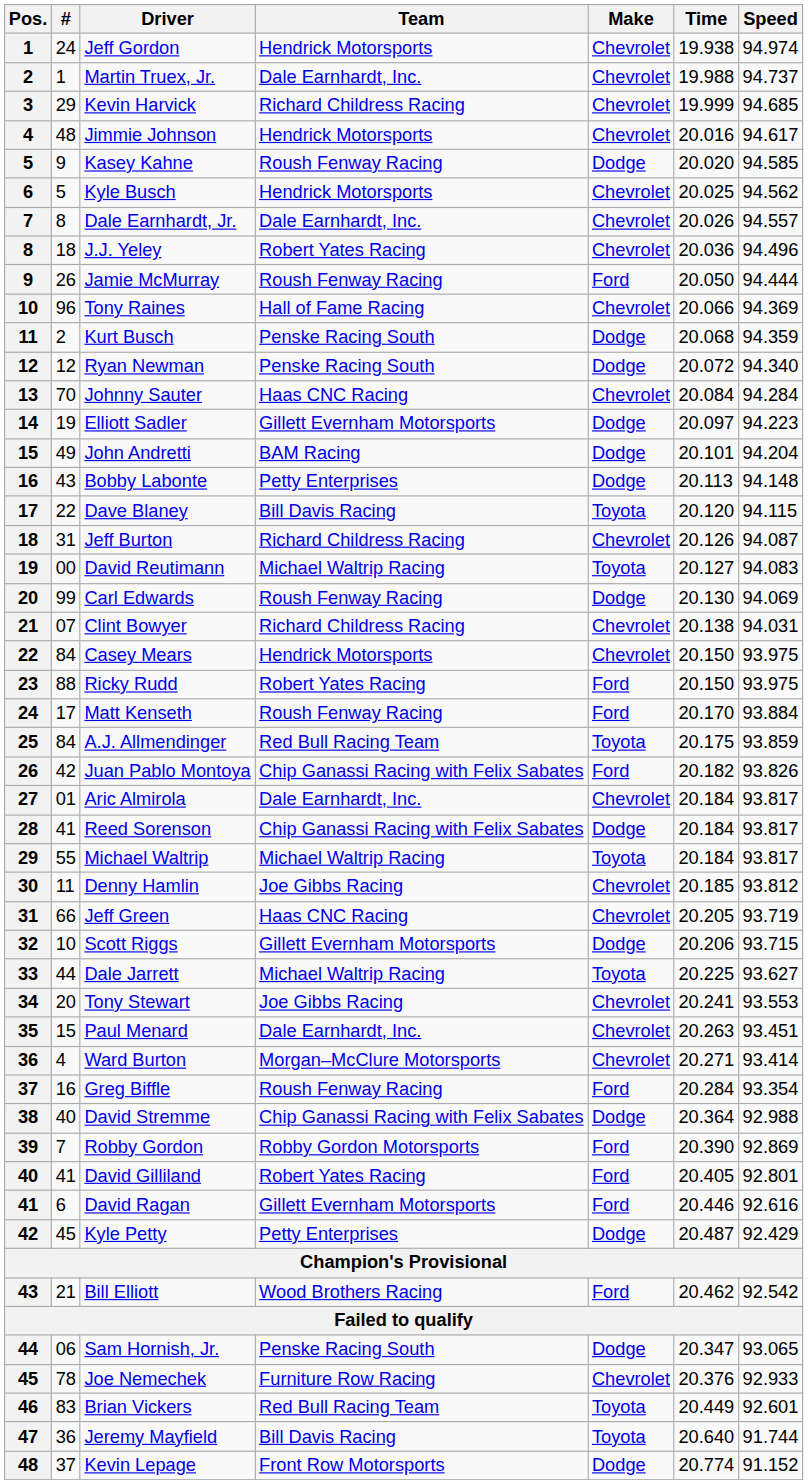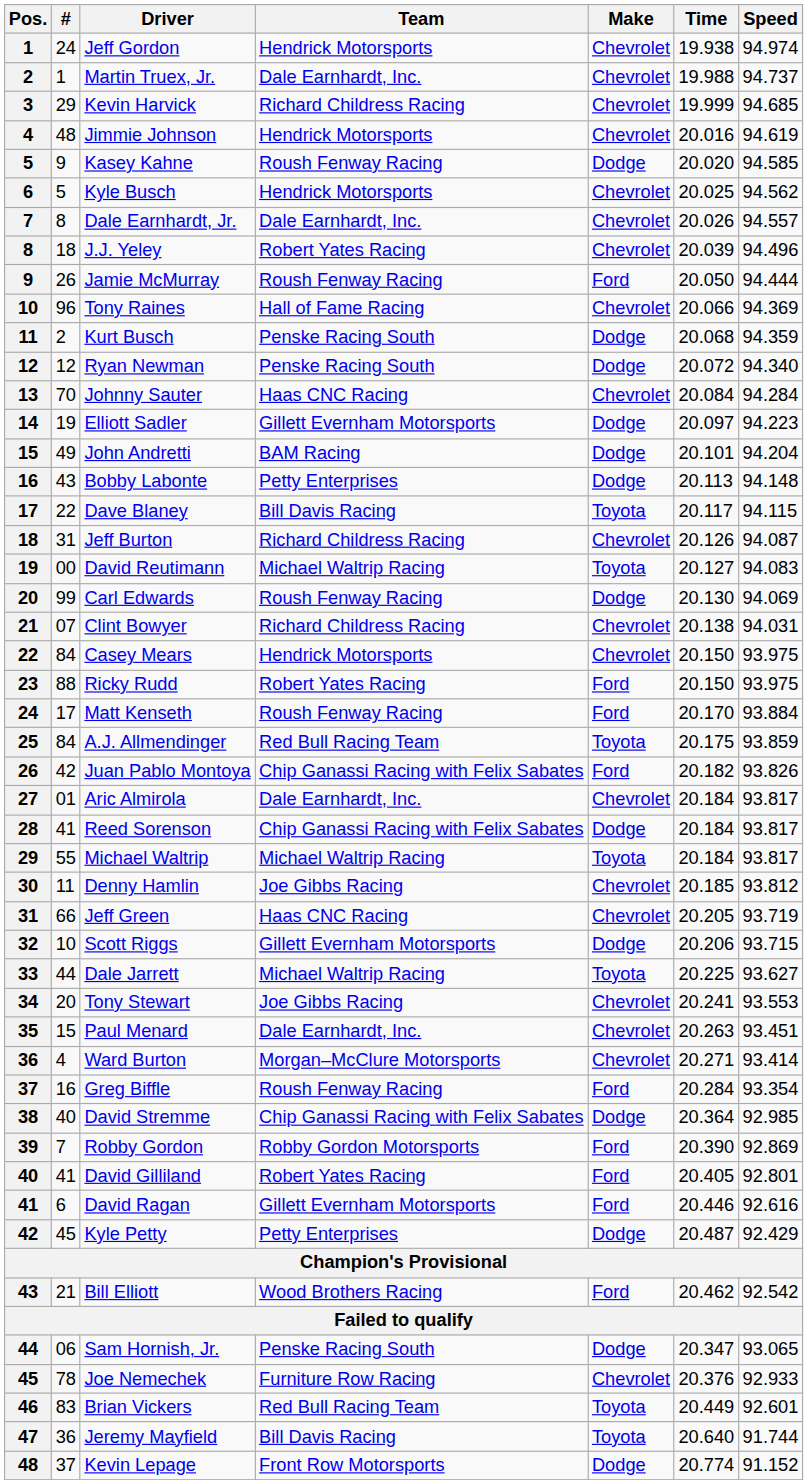(771, 134) 94.617 -> (771, 134) 94.619
(706, 250) 20.036 -> (706, 250) 20.039
(706, 510) 20.120 -> (706, 510) 20.117
(771, 1118) 92.988 -> (771, 1118) 92.985
